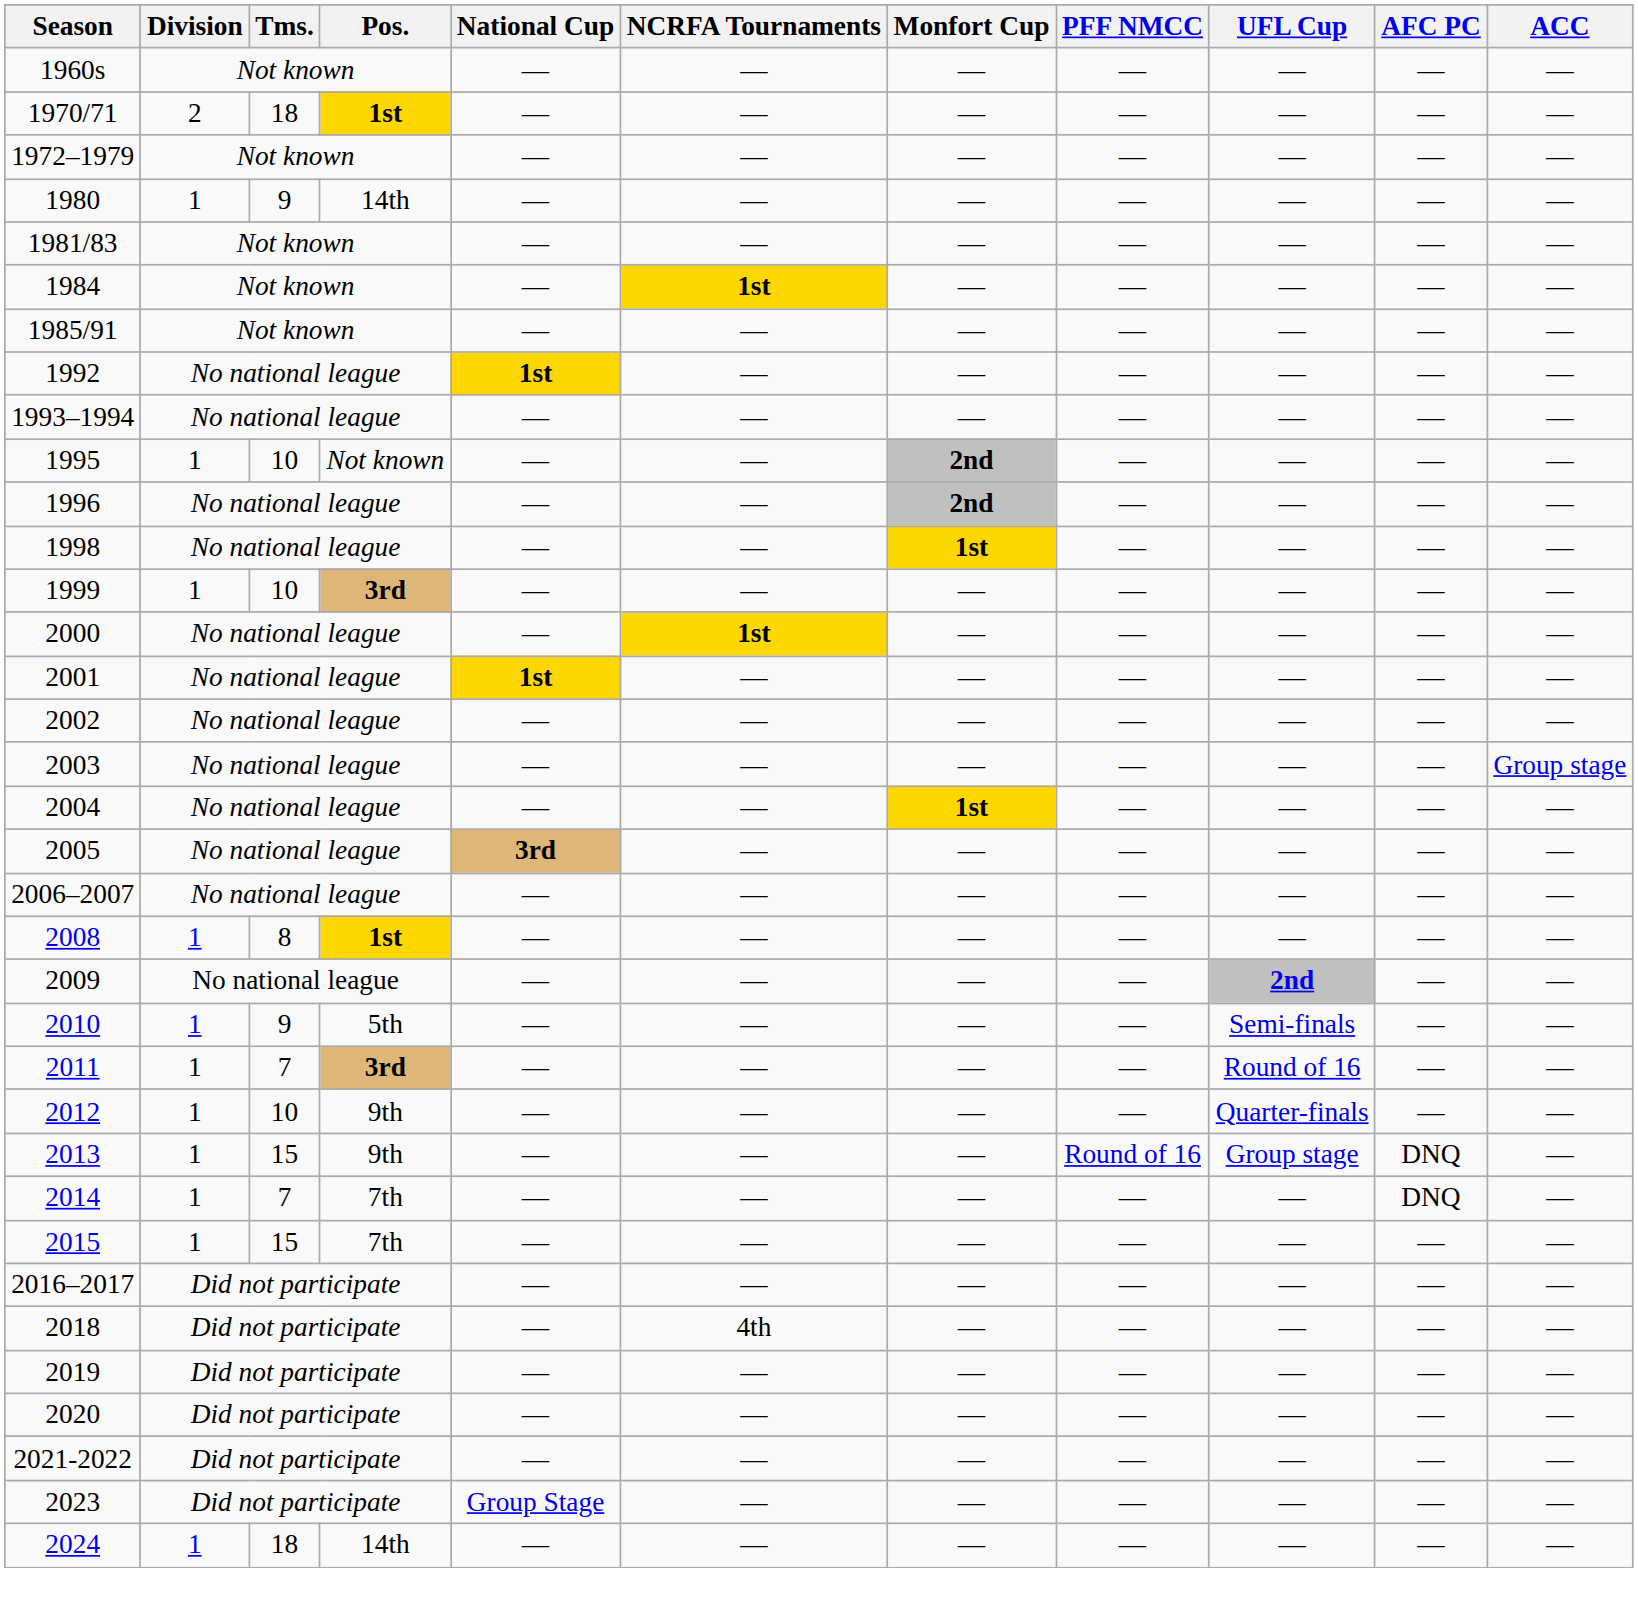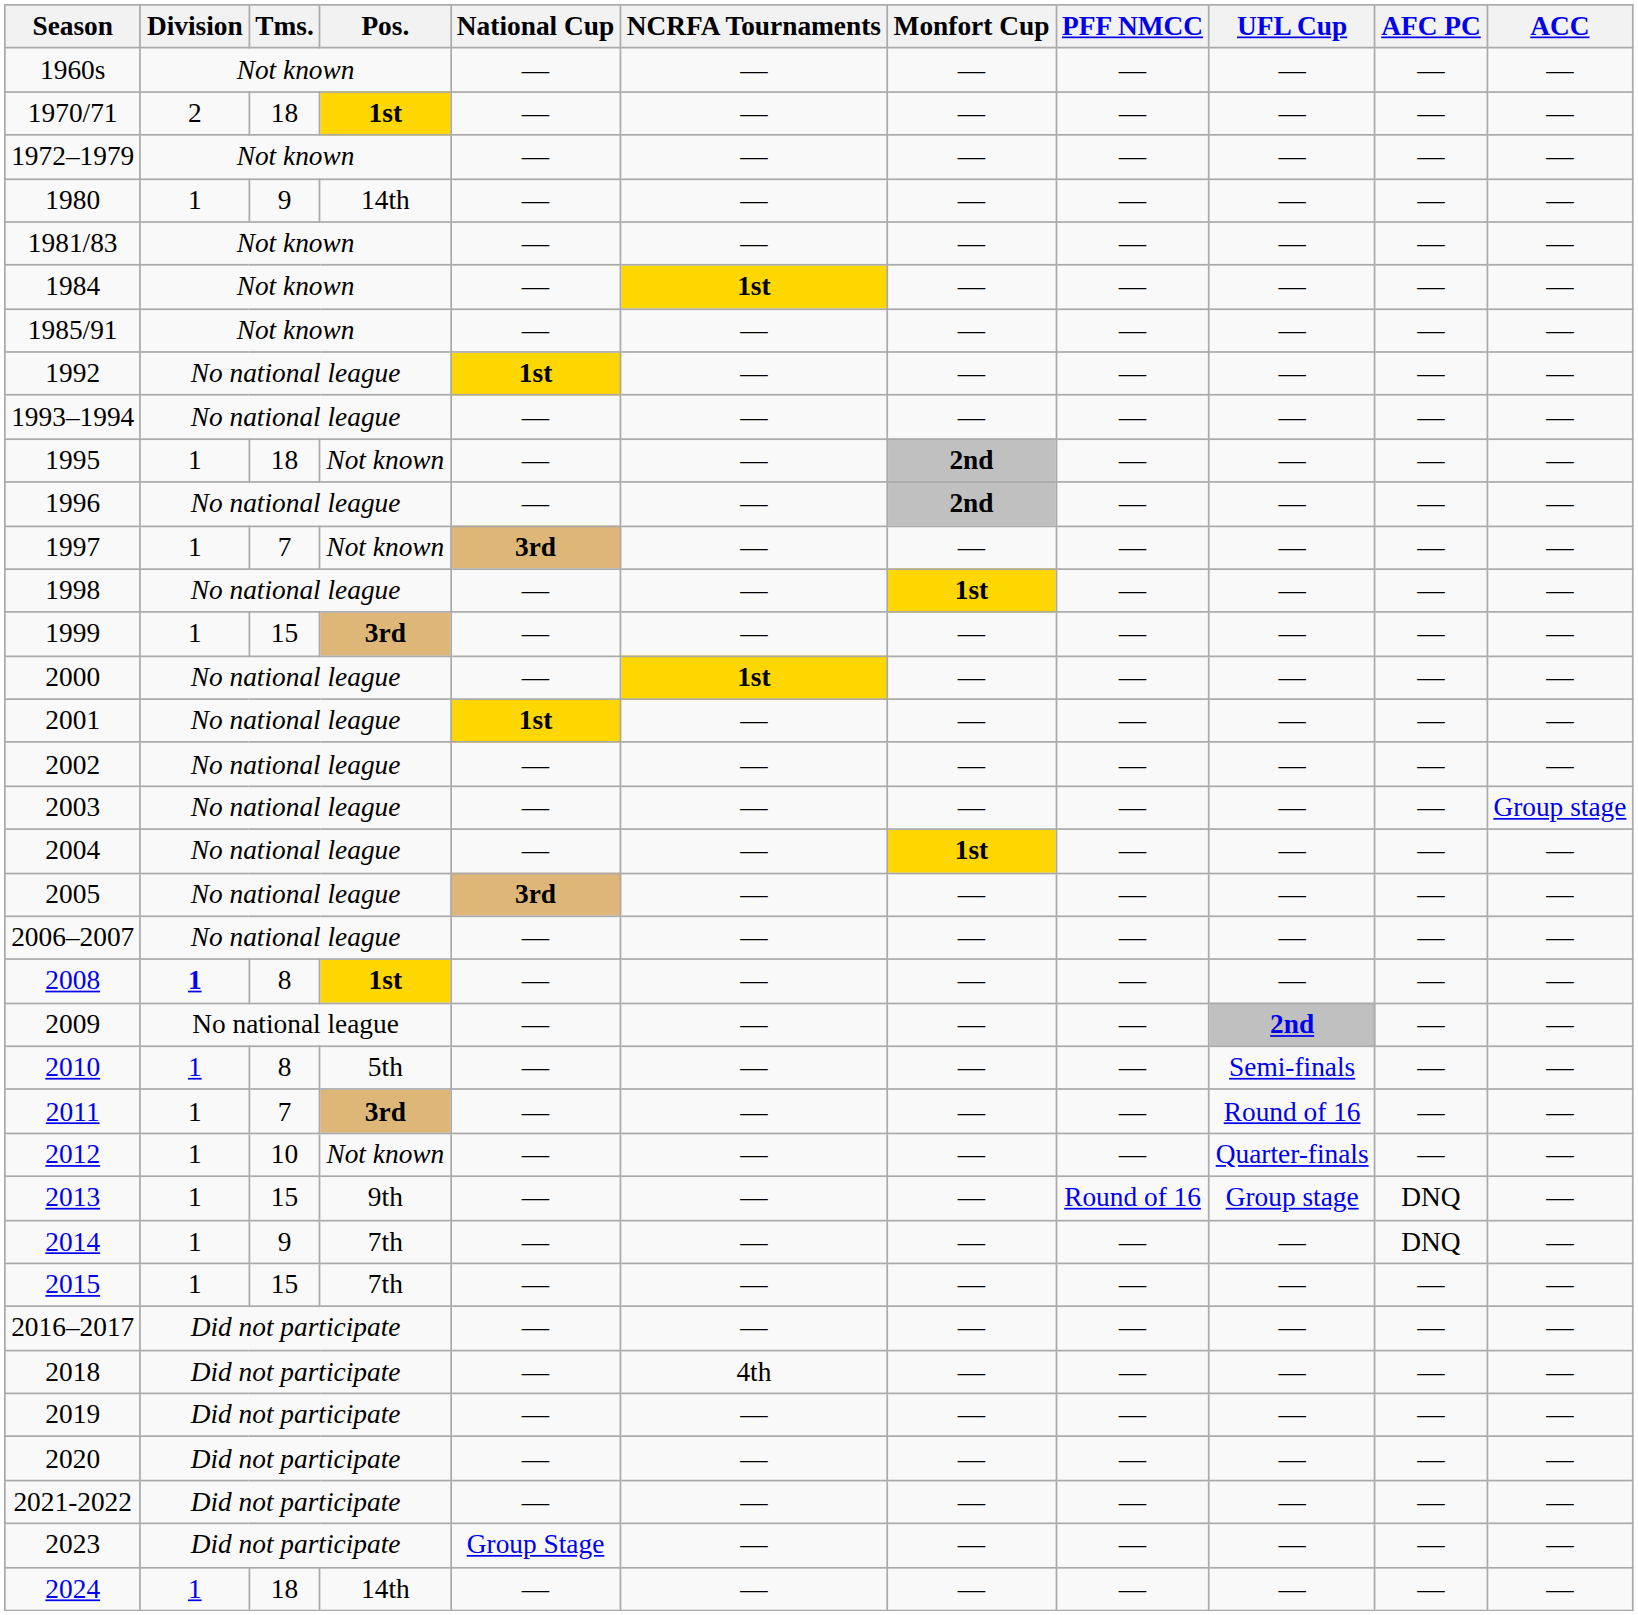(285, 460) 10 -> (285, 460) 18
+ row: (73, 546)
(285, 590) 10 -> (285, 633) 15
(195, 937) normal -> (195, 980) bold
(285, 1024) 9 -> (285, 1067) 8
(385, 1110) 9th -> (385, 1154) Not known
(285, 1197) 7 -> (285, 1241) 9
